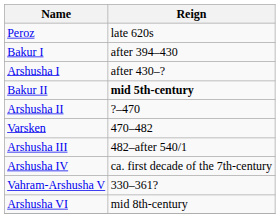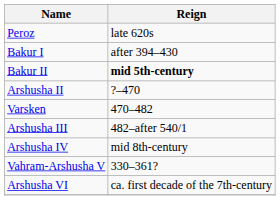- row: (33, 71)
(191, 166) ca. first decade of the 7th-century -> (149, 147) mid 8th-century
(149, 204) mid 8th-century -> (191, 185) ca. first decade of the 7th-century
